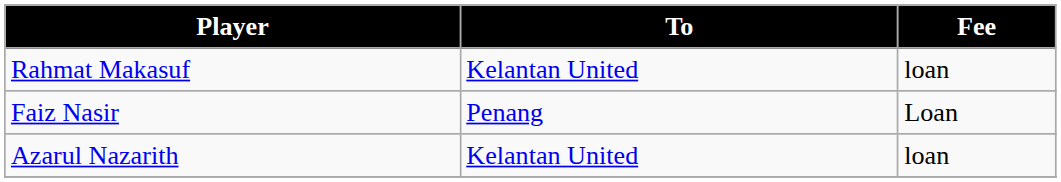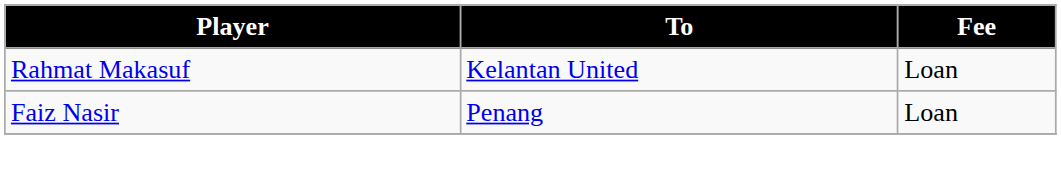(927, 69) loan -> (931, 69) Loan
- row: (95, 155)
